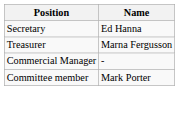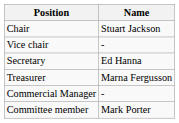+ row: (18, 28)
+ row: (28, 45)
